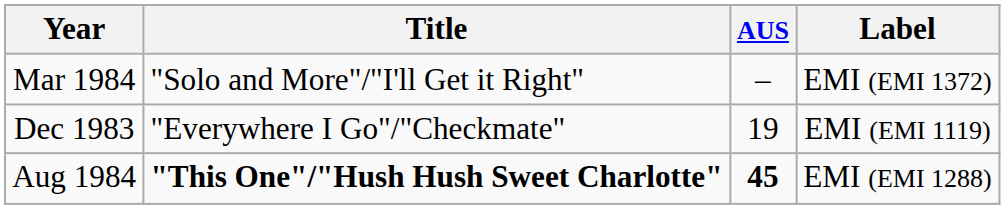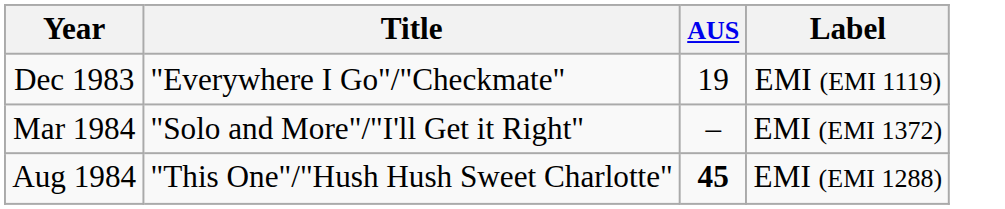rows swapped: (74, 128) <-> (74, 78)
(437, 177) bold -> (412, 177) normal
